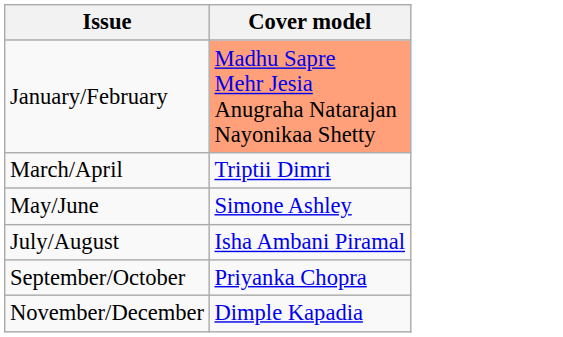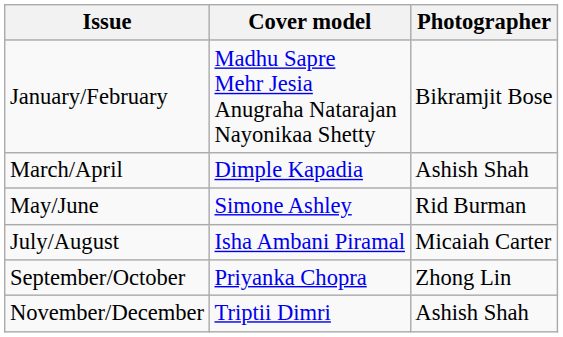+ column: (484, 22)
(306, 96) lightsalmon background -> (306, 96) no background
(273, 170) Triptii Dimri -> (289, 170) Dimple Kapadia
(289, 313) Dimple Kapadia -> (273, 313) Triptii Dimri
